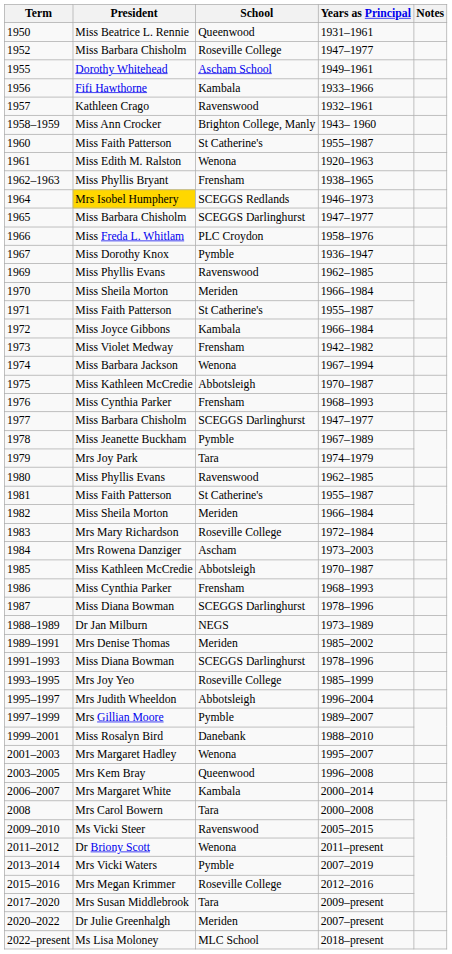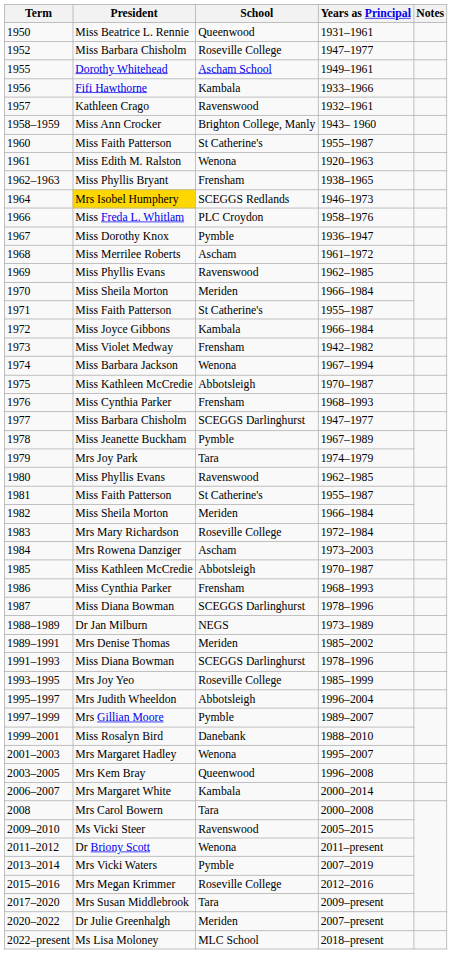- row: (19, 217)
+ row: (19, 254)
